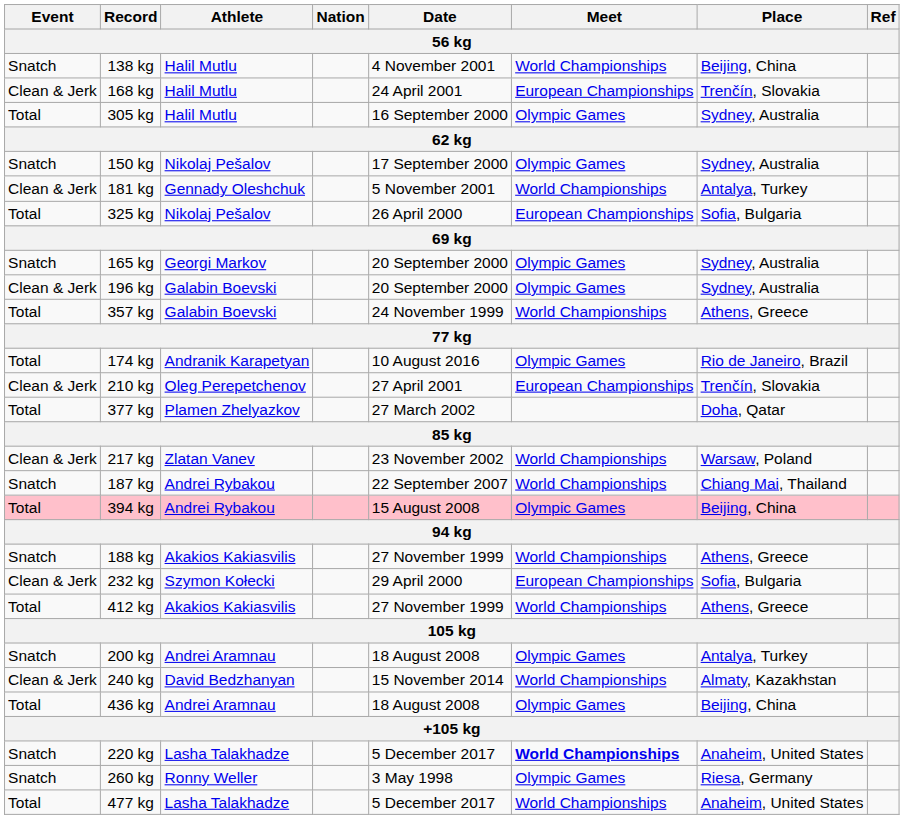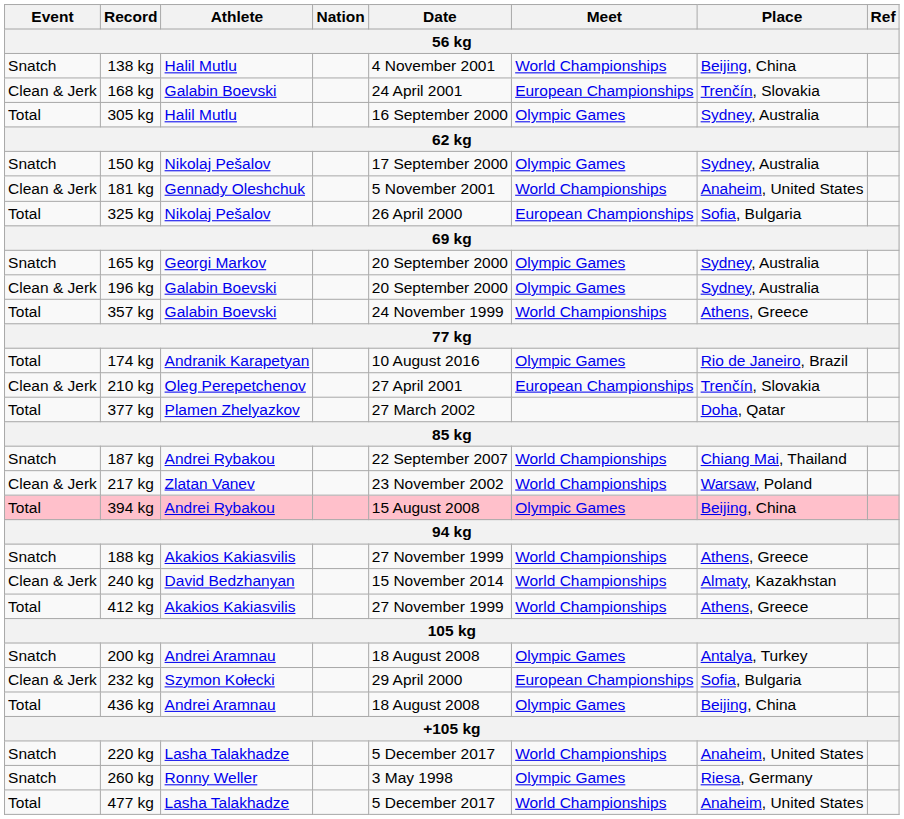(201, 91) Halil Mutlu -> (221, 91) Galabin Boevski
(754, 189) Antalya, Turkey -> (782, 189) Anaheim, United States
rows swapped: (131, 483) <-> (131, 459)
rows swapped: (131, 581) <-> (131, 680)
(597, 753) bold -> (591, 753) normal
